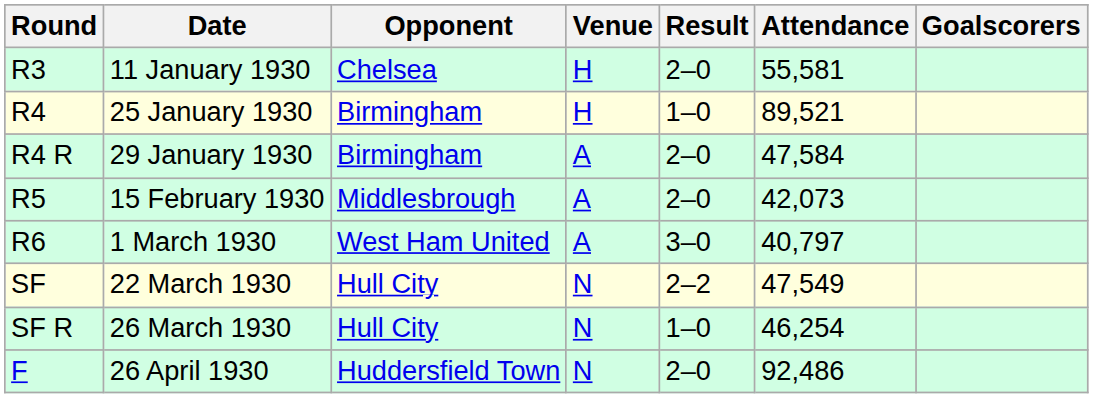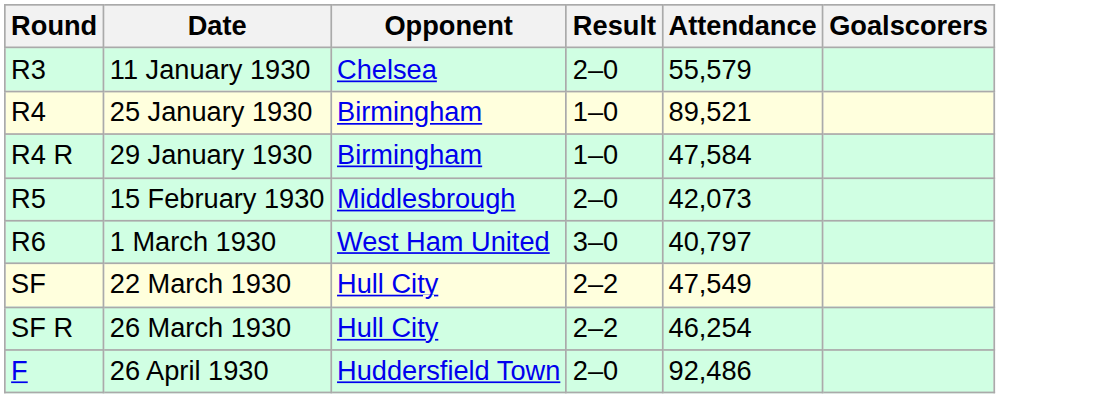- column: (613, 26)
(803, 69) 55,581 -> (710, 69) 55,579
(688, 155) 2–0 -> (596, 155) 1–0
(688, 328) 1–0 -> (596, 328) 2–2
